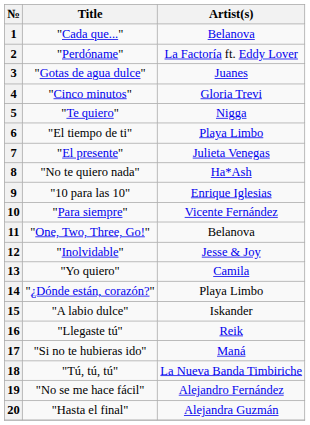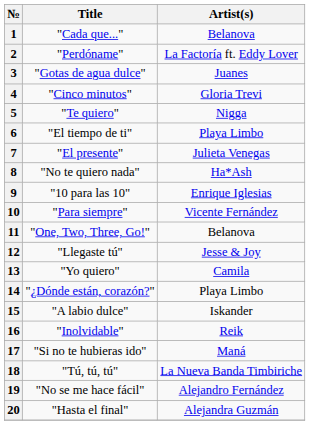(90, 251) "Inolvidable" -> (90, 251) "Llegaste tú"
(90, 331) "Llegaste tú" -> (90, 331) "Inolvidable"
